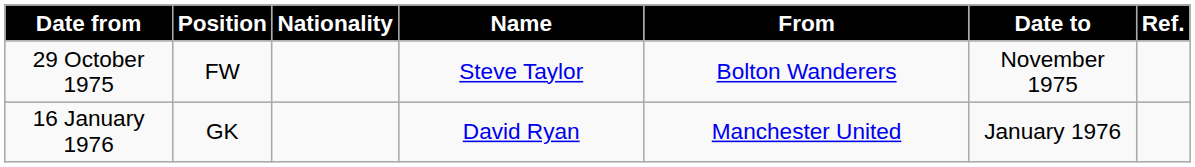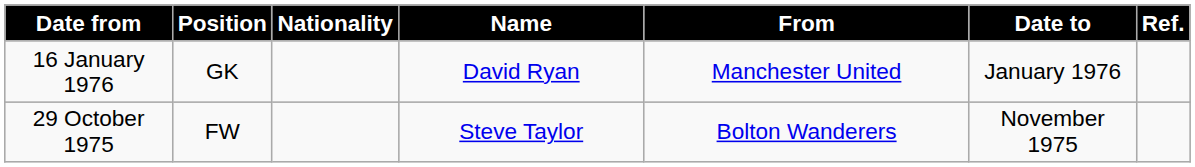rows swapped: (89, 71) <-> (89, 132)
